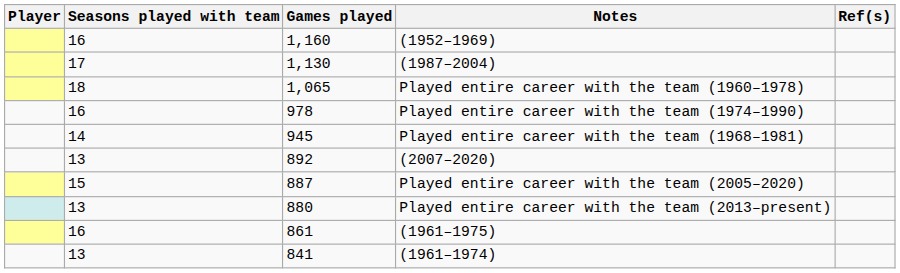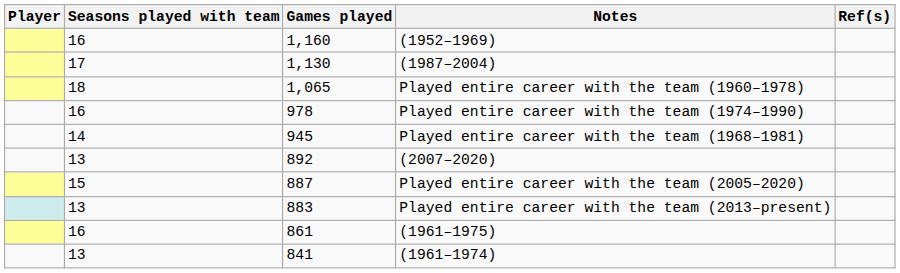(300, 208) 880 -> (300, 208) 883
